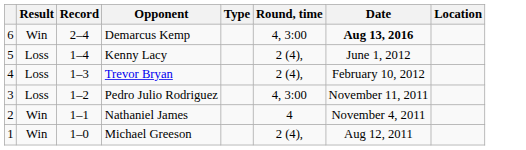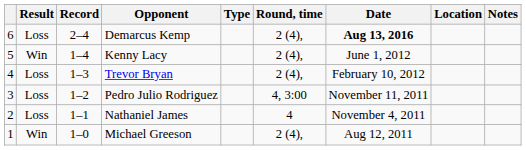+ column: (503, 14)
(37, 34) Win -> (37, 34) Loss
(289, 34) 4, 3:00 -> (289, 34) 2 (4),
(37, 54) Loss -> (37, 54) Win
(37, 114) Win -> (37, 114) Loss
